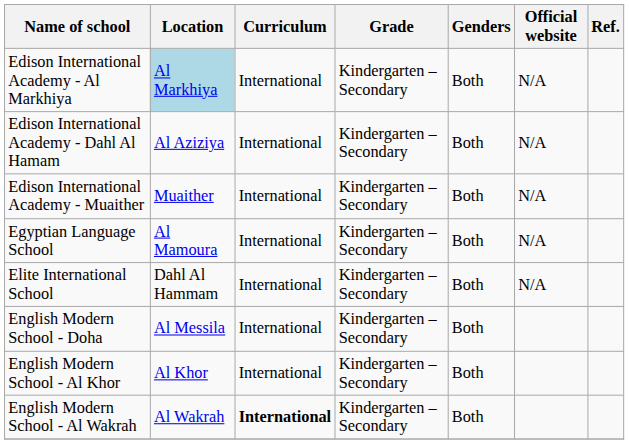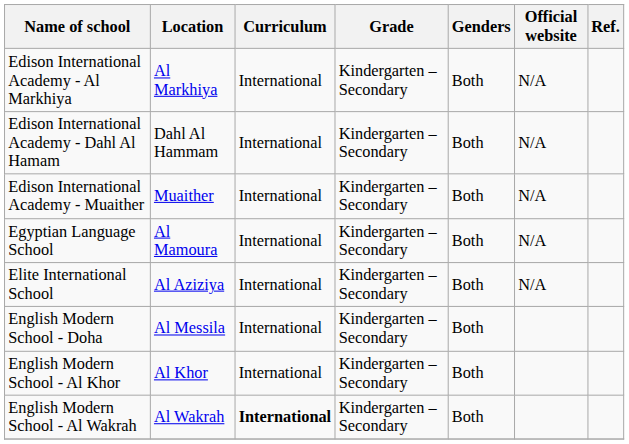(186, 80) lightblue background -> (186, 80) no background
(189, 142) Al Aziziya -> (186, 142) Dahl Al Hammam
(186, 284) Dahl Al Hammam -> (189, 284) Al Aziziya
